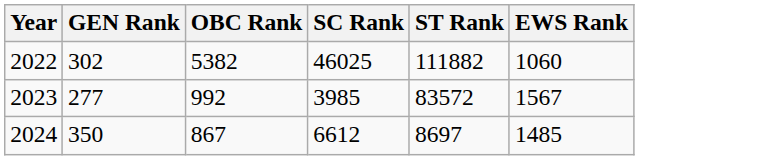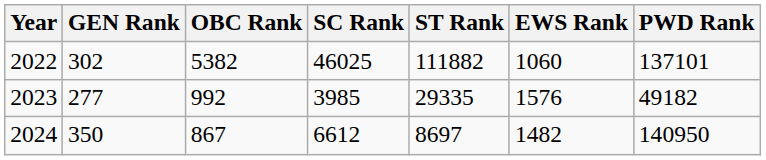+ column: (697, 23)
(444, 97) 83572 -> (444, 97) 29335
(538, 97) 1567 -> (538, 97) 1576
(538, 135) 1485 -> (538, 135) 1482
